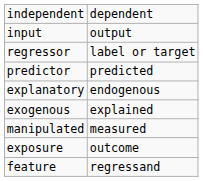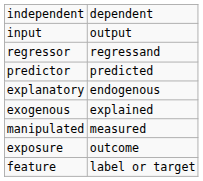(143, 52) label or target -> (125, 52) regressand
(125, 167) regressand -> (143, 167) label or target
